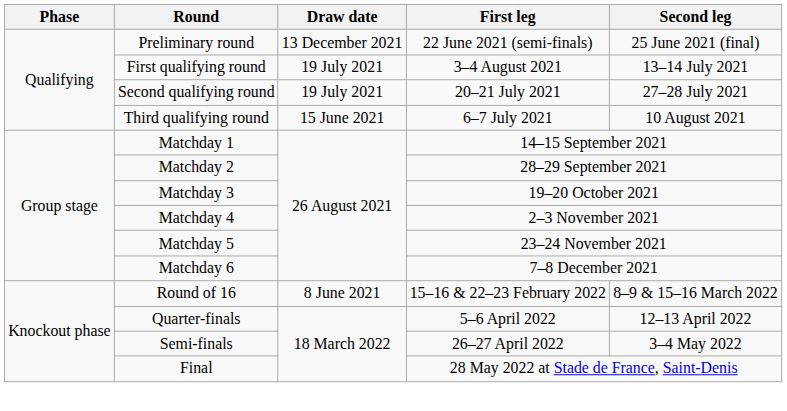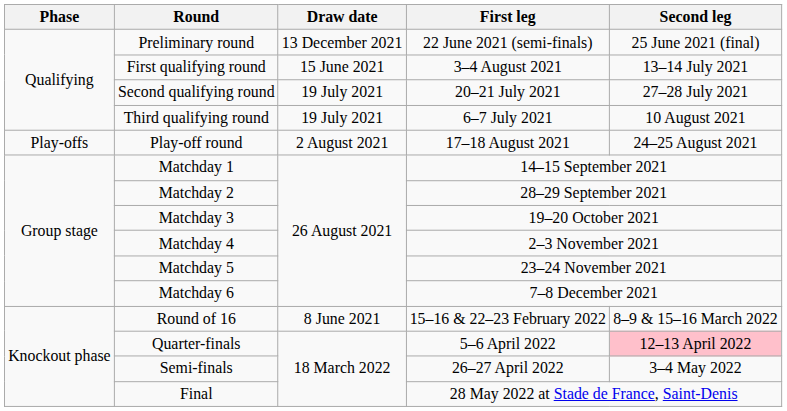(342, 67) 19 July 2021 -> (342, 67) 15 June 2021
(342, 117) 15 June 2021 -> (342, 117) 19 July 2021
+ row: (196, 142)
(695, 318) no background -> (695, 343) pink background
